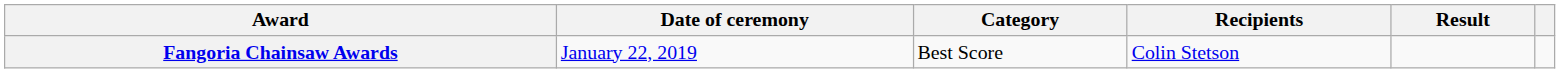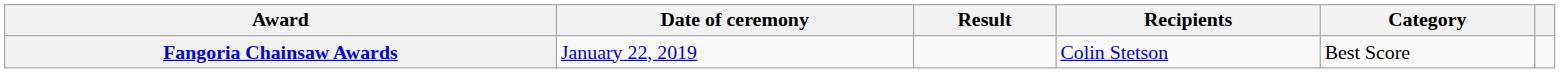columns swapped: (1020, 20) <-> (1463, 20)
